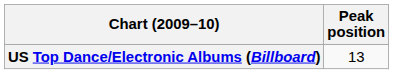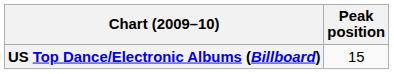(356, 56) 13 -> (356, 56) 15
